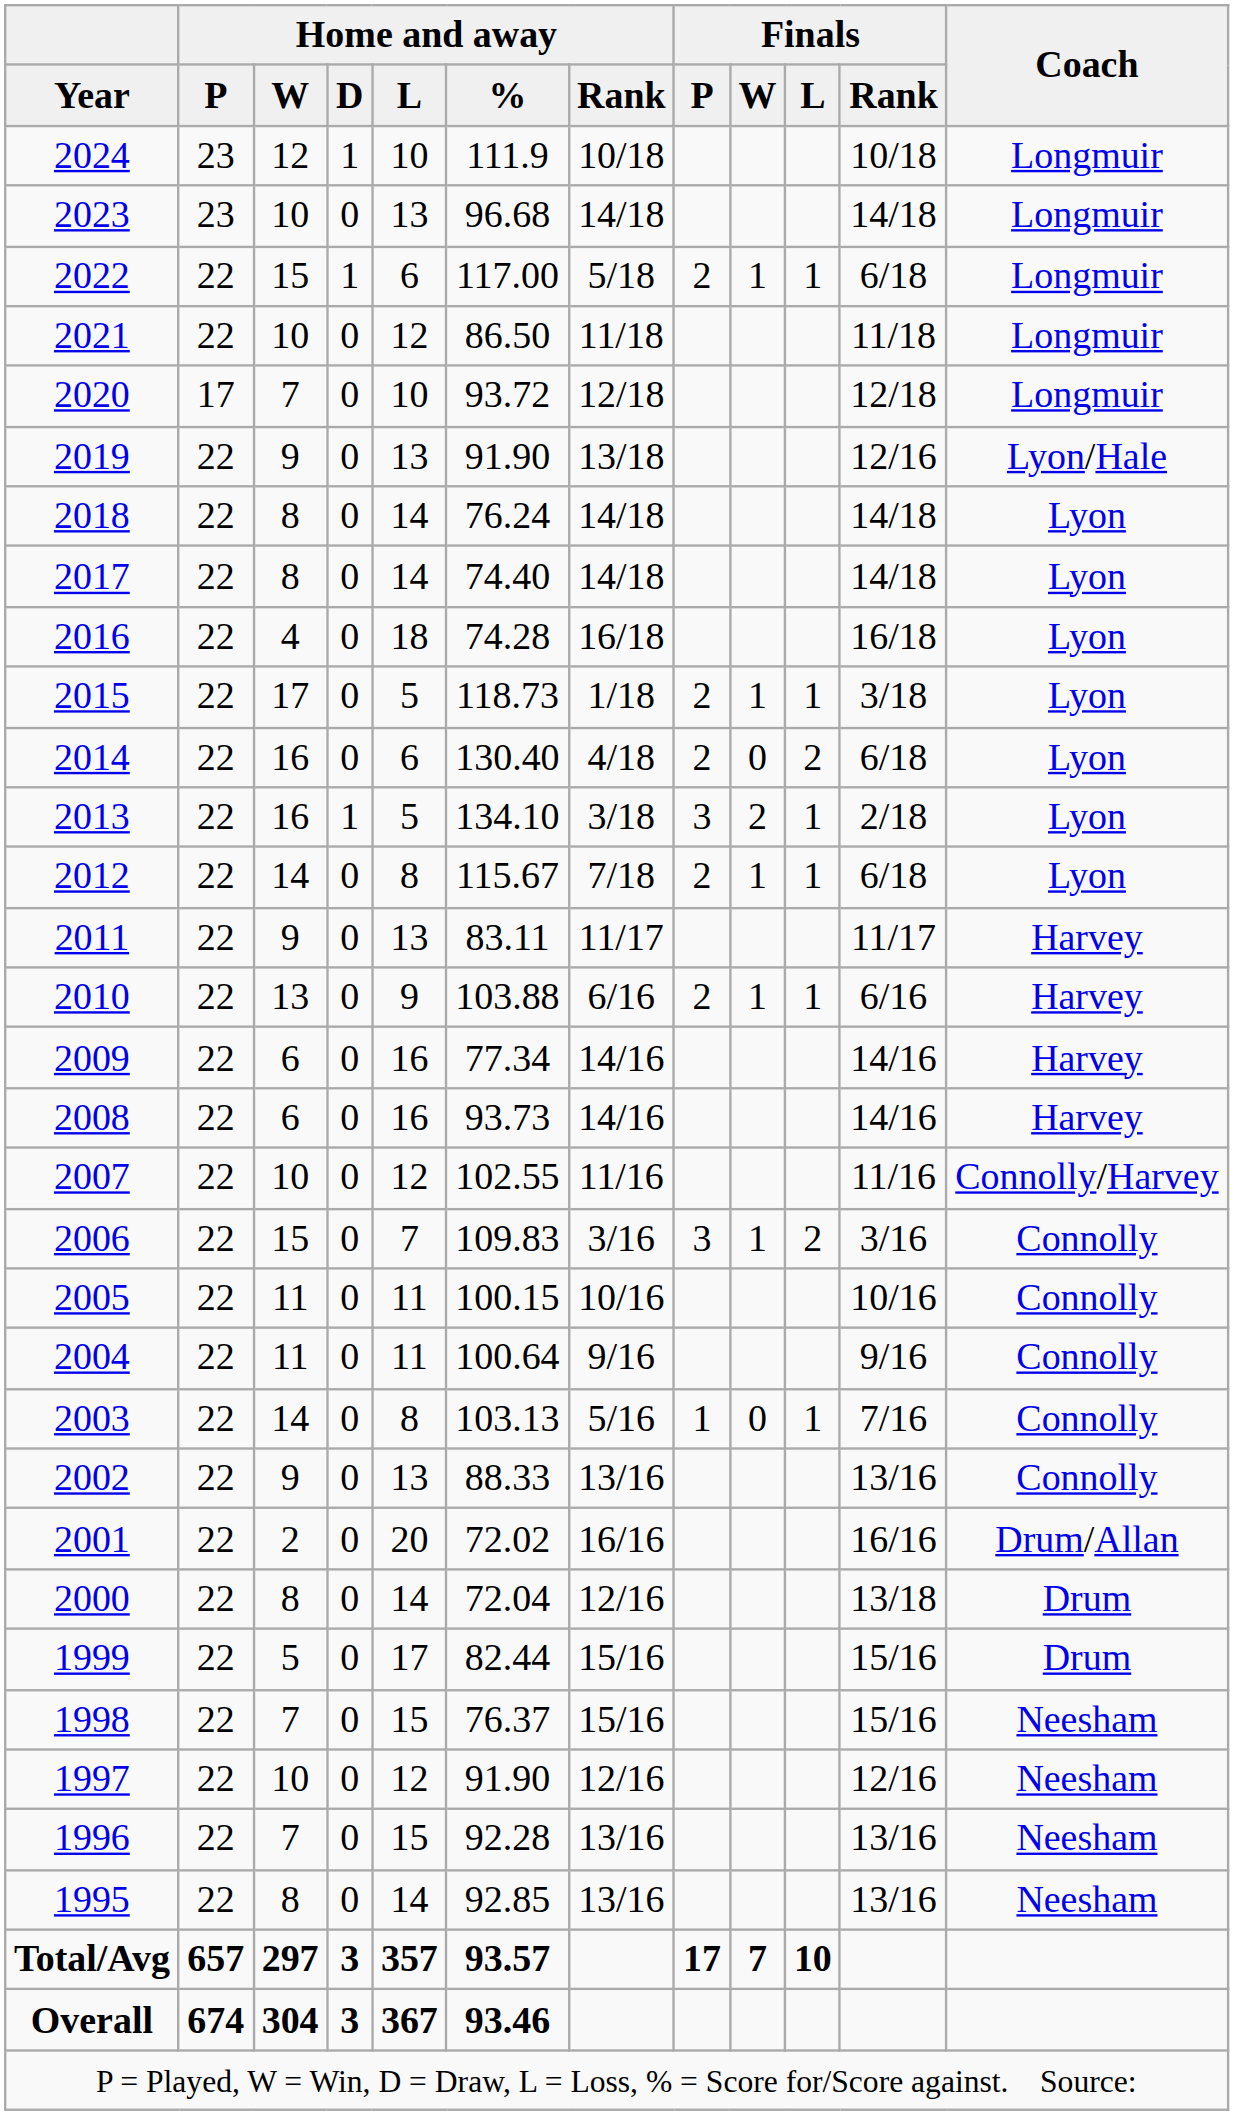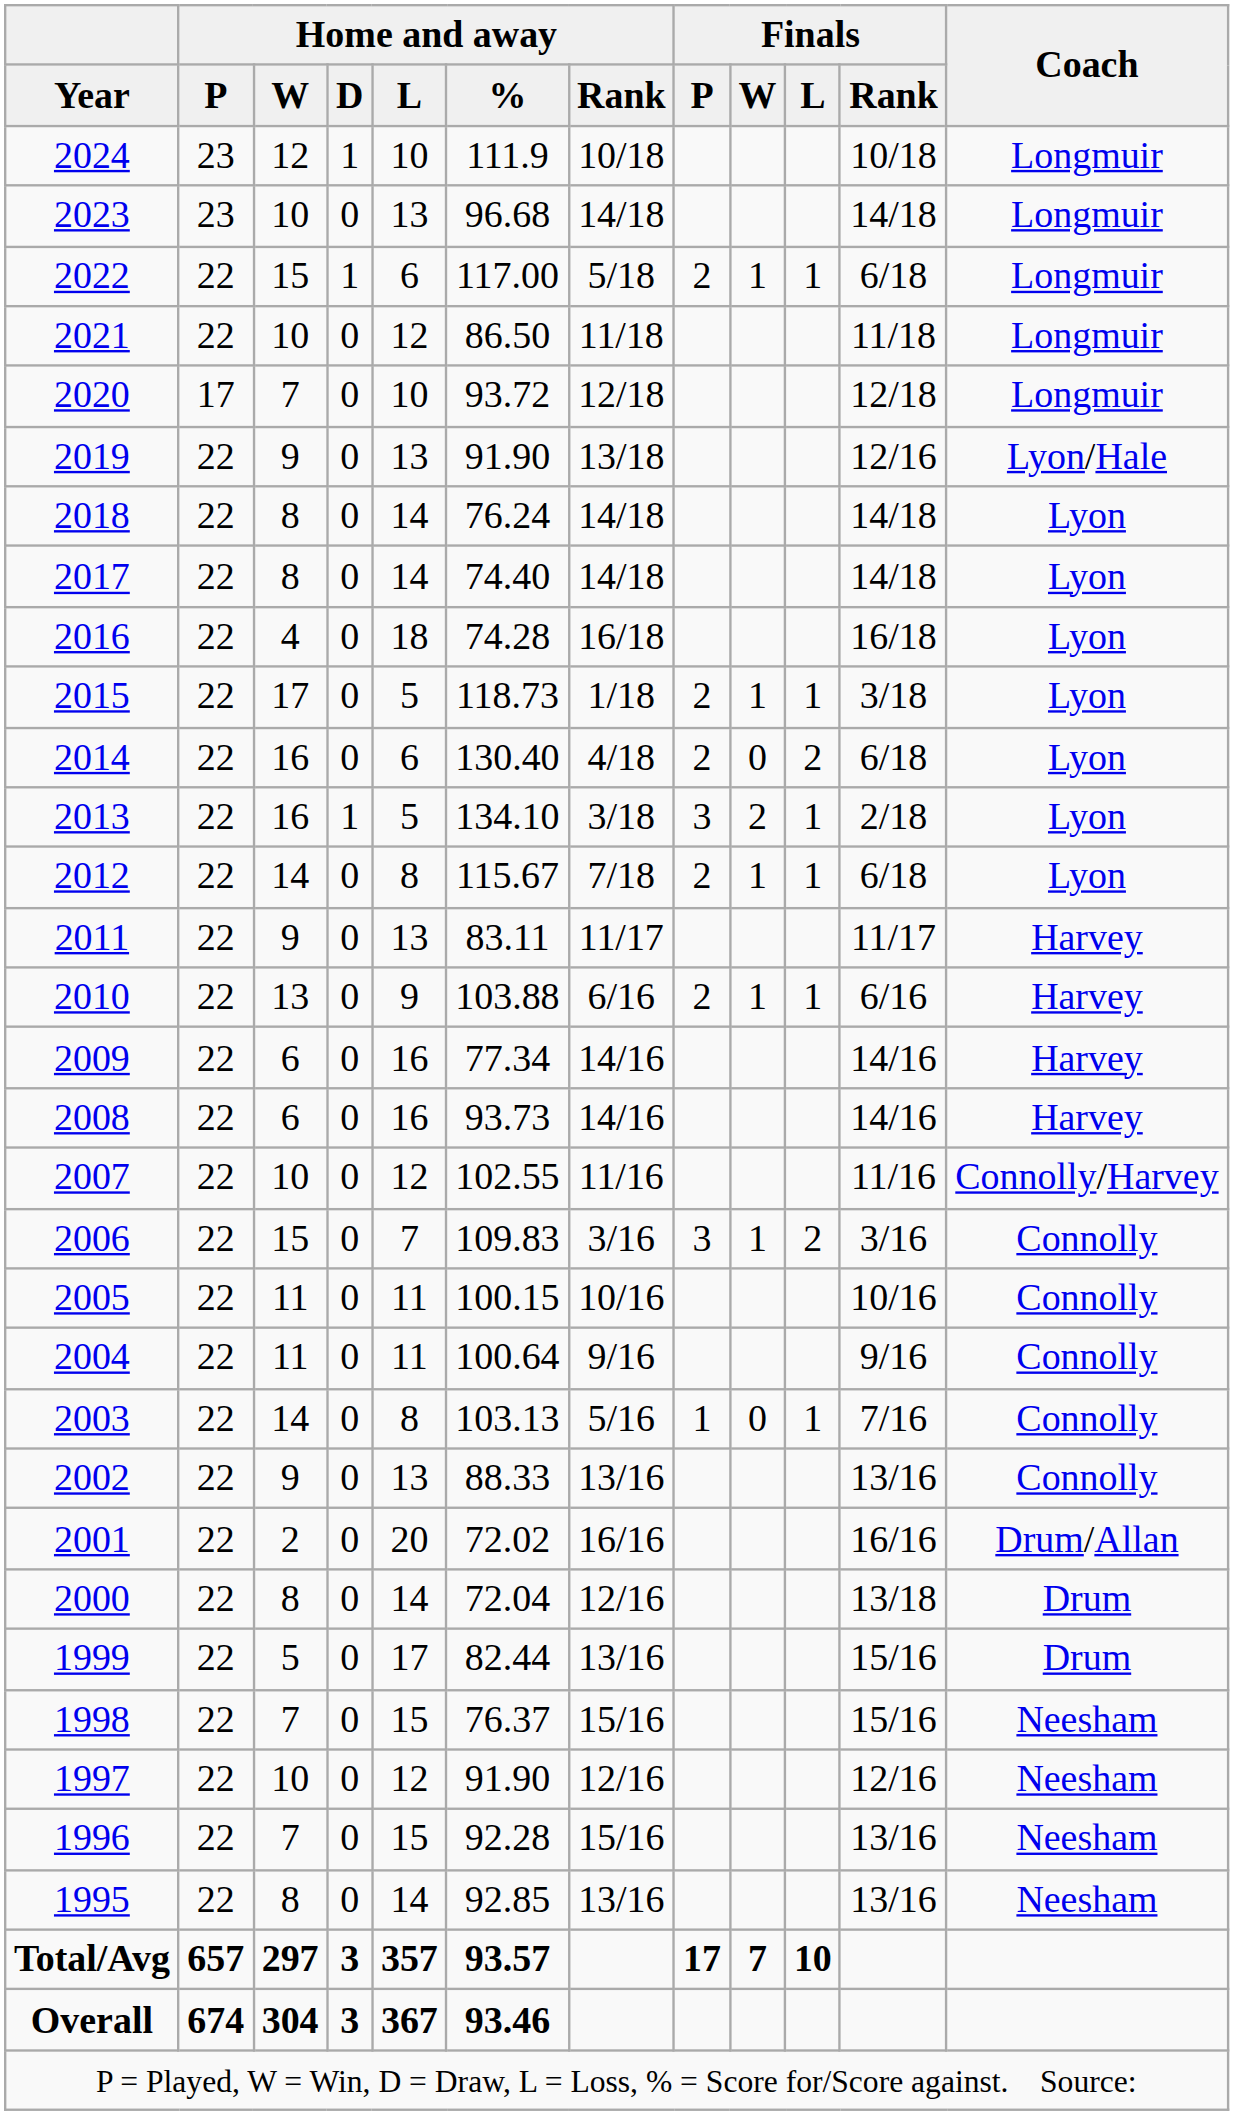(621, 1658) 15/16 -> (621, 1658) 13/16
(621, 1838) 13/16 -> (621, 1838) 15/16
